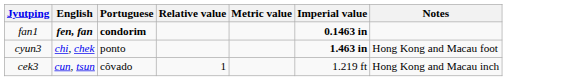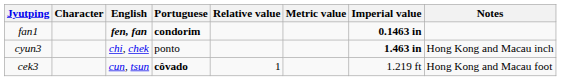+ column: (79, 13)
(435, 48) Hong Kong and Macau foot -> (490, 48) Hong Kong and Macau inch
(116, 66) normal -> (171, 66) bold
(436, 66) Hong Kong and Macau inch -> (489, 66) Hong Kong and Macau foot
